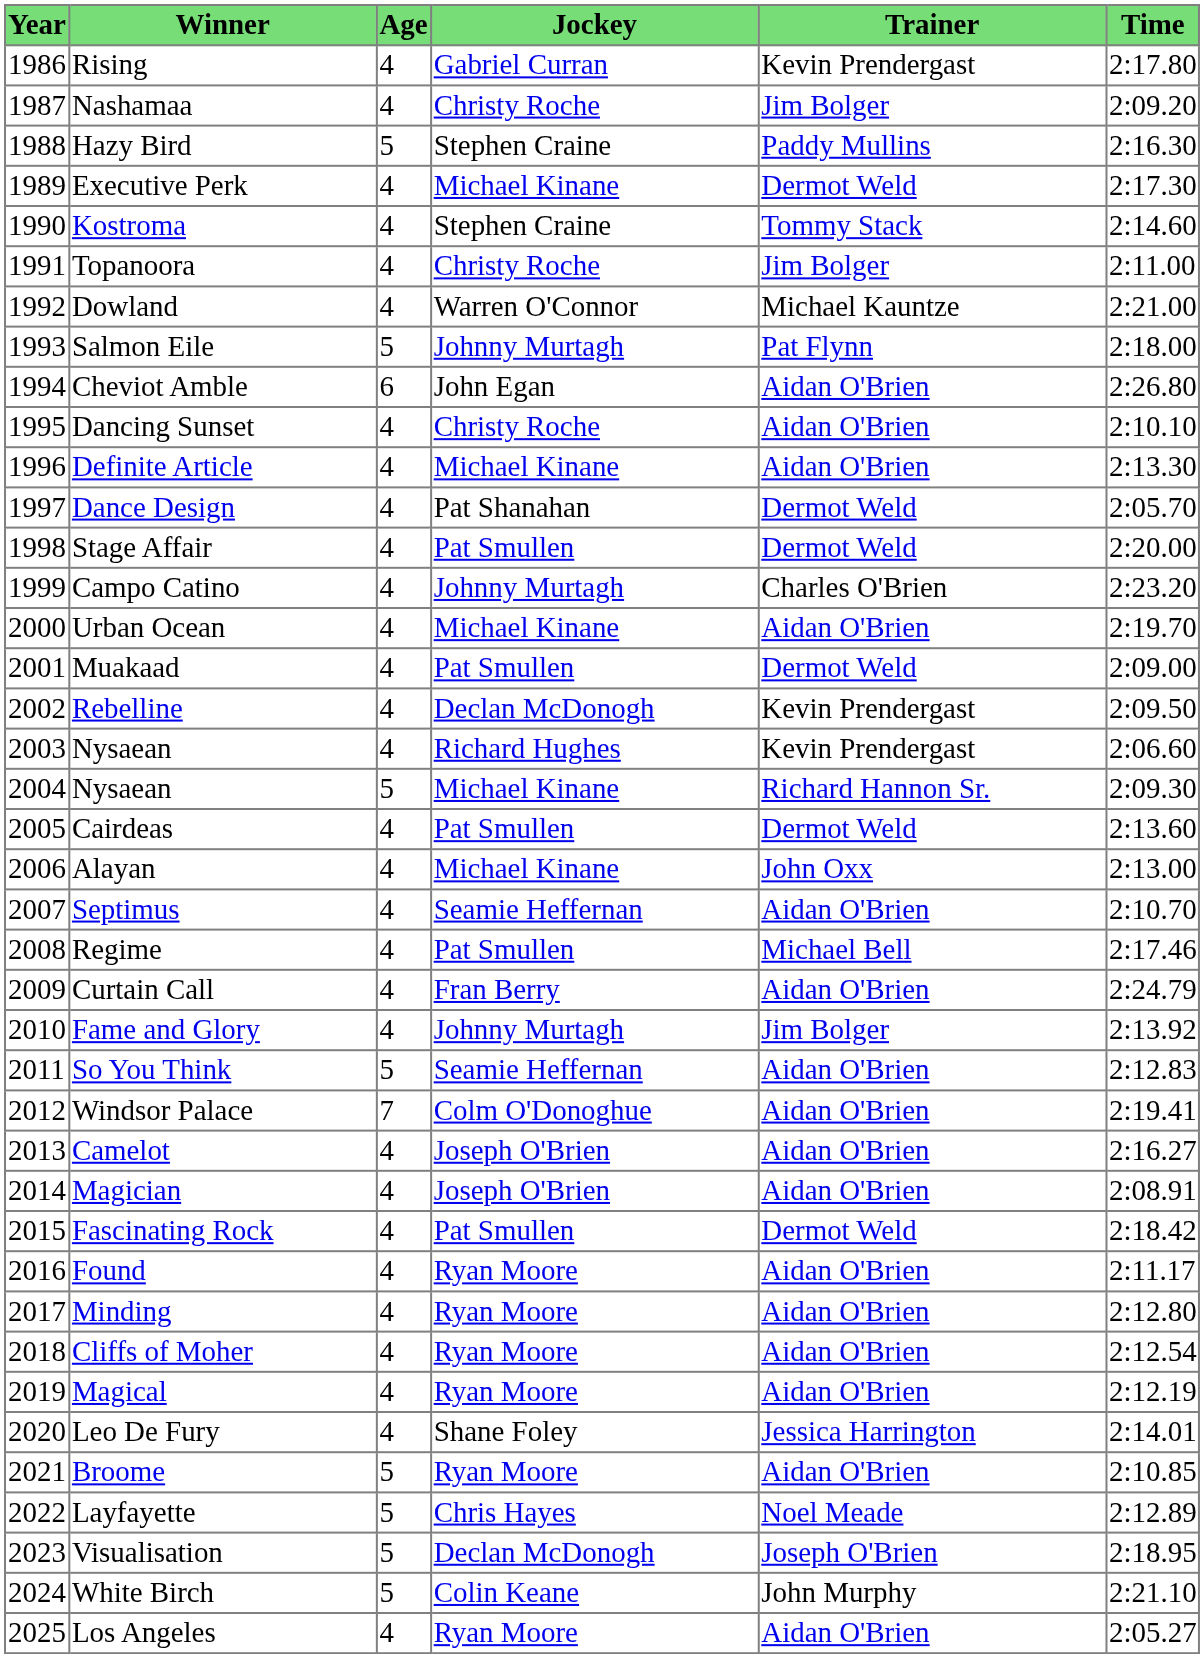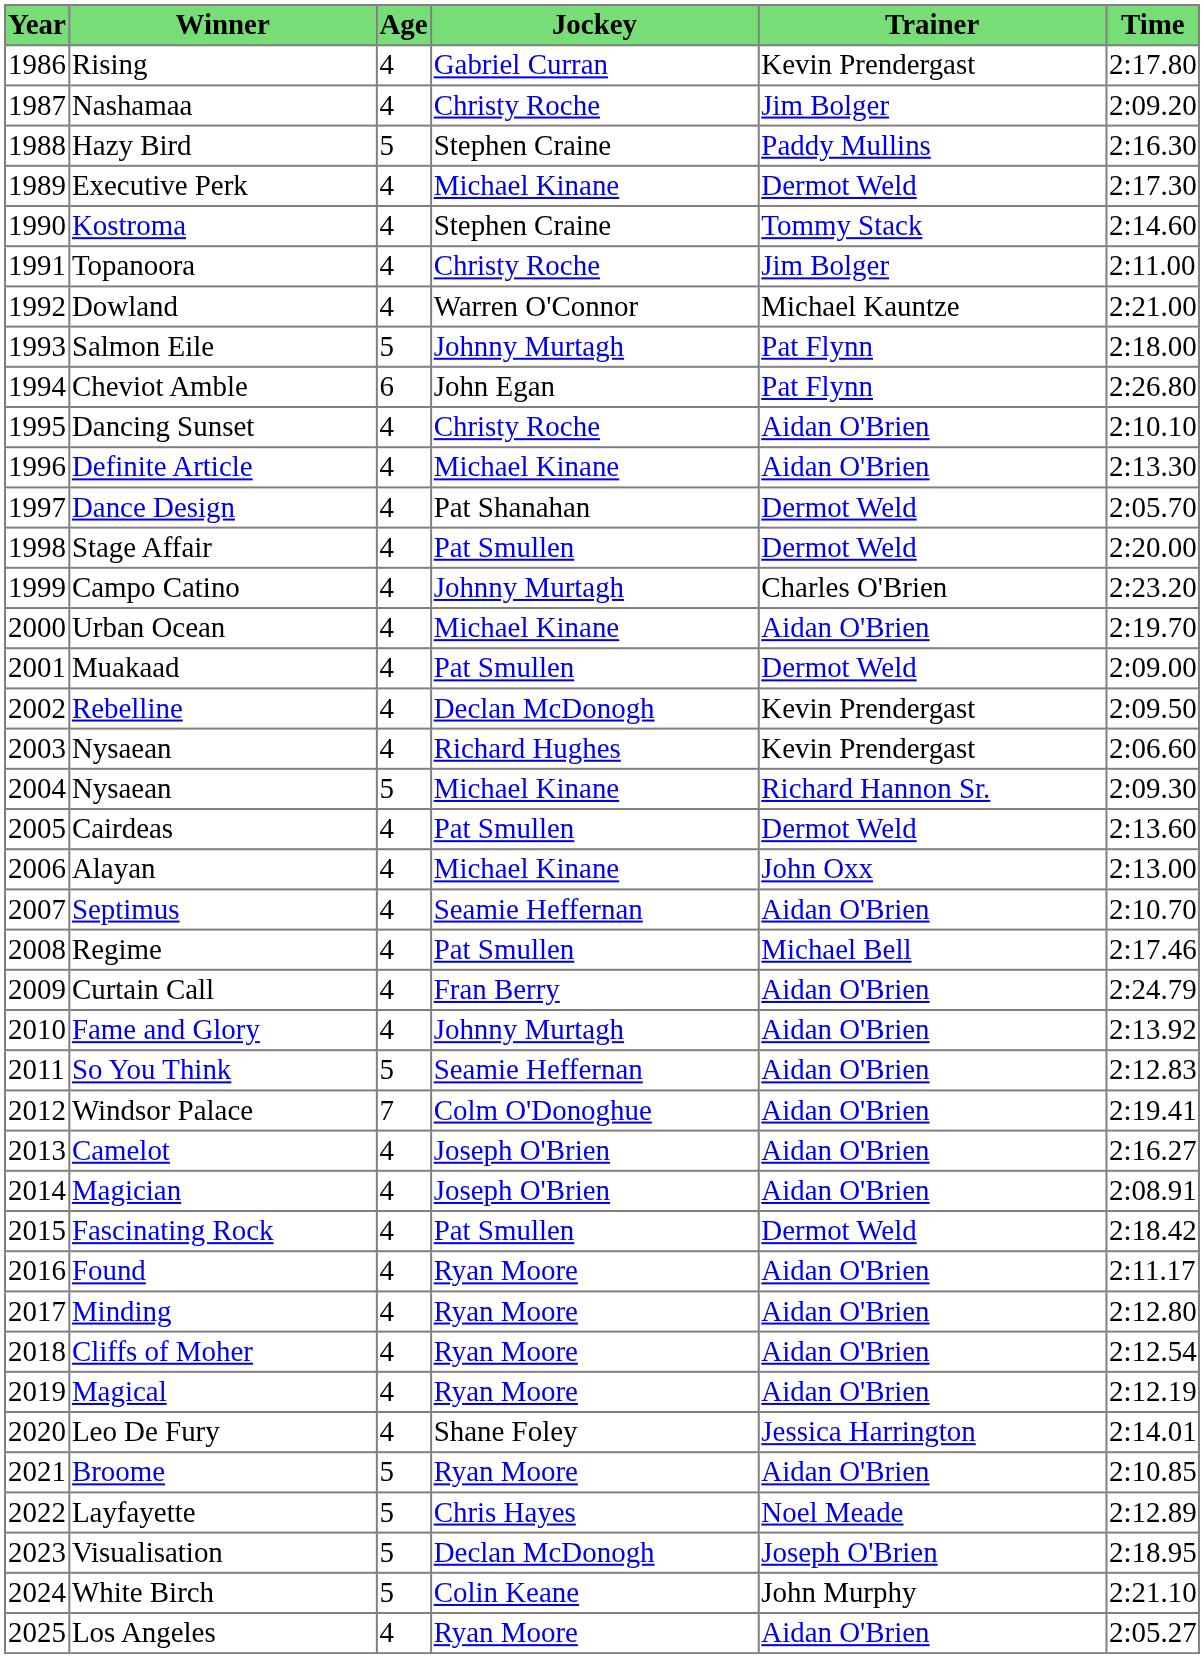(845, 386) Aidan O'Brien -> (817, 386) Pat Flynn
(825, 1029) Jim Bolger -> (845, 1029) Aidan O'Brien
